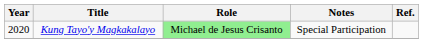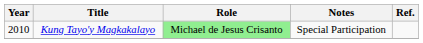(19, 30) 2020 -> (19, 30) 2010
